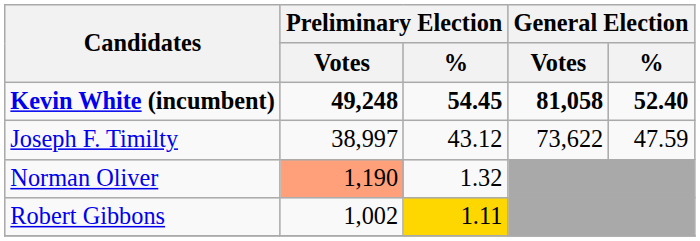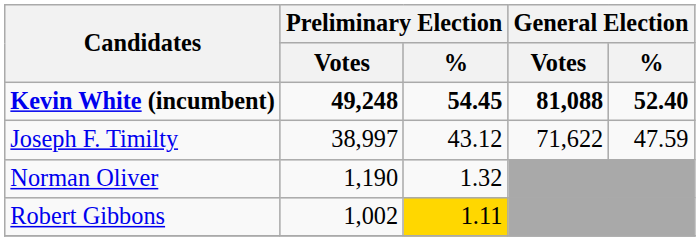(570, 100) 81,058 -> (570, 100) 81,088
(570, 139) 73,622 -> (570, 139) 71,622
(371, 178) lightsalmon background -> (371, 178) no background
